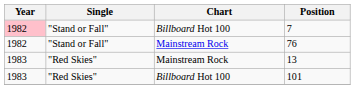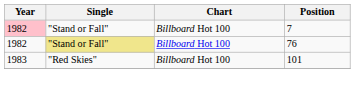(78, 44) no background -> (78, 44) khaki background
(192, 44) Mainstream Rock -> (193, 44) Billboard Hot 100
- row: (292, 60)
